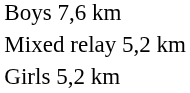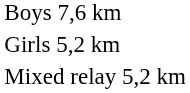rows swapped: (62, 76) <-> (95, 44)
